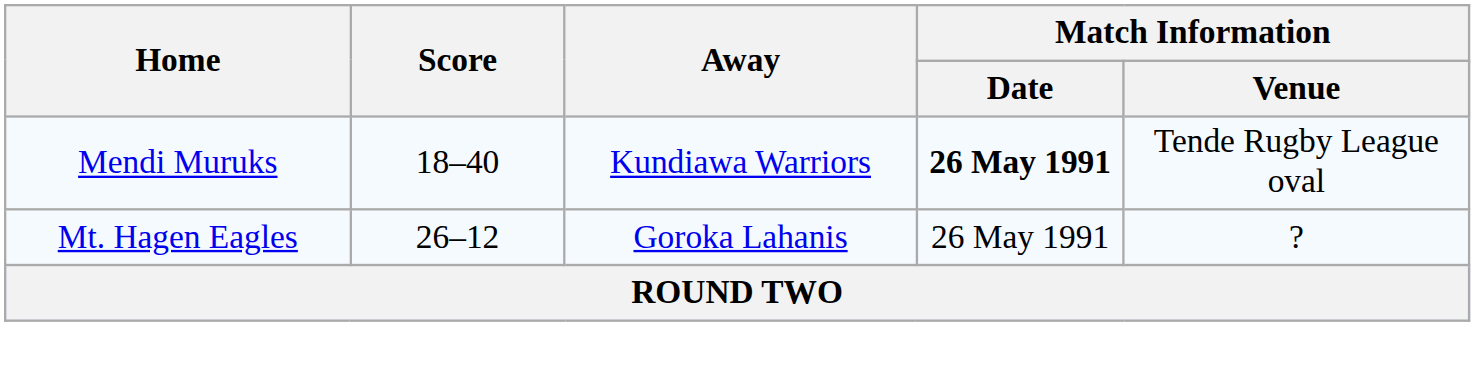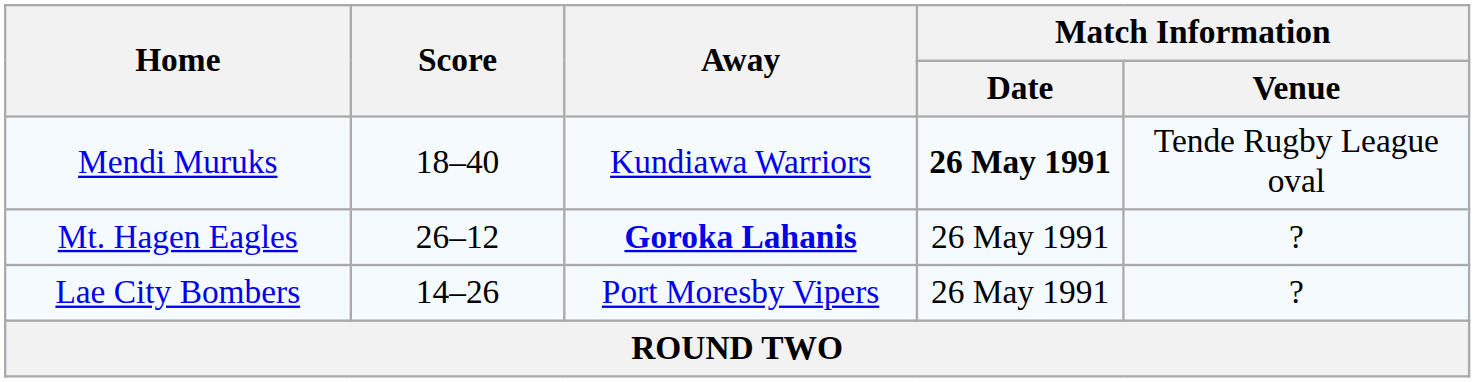(741, 237) normal -> (741, 237) bold
+ row: (178, 292)
